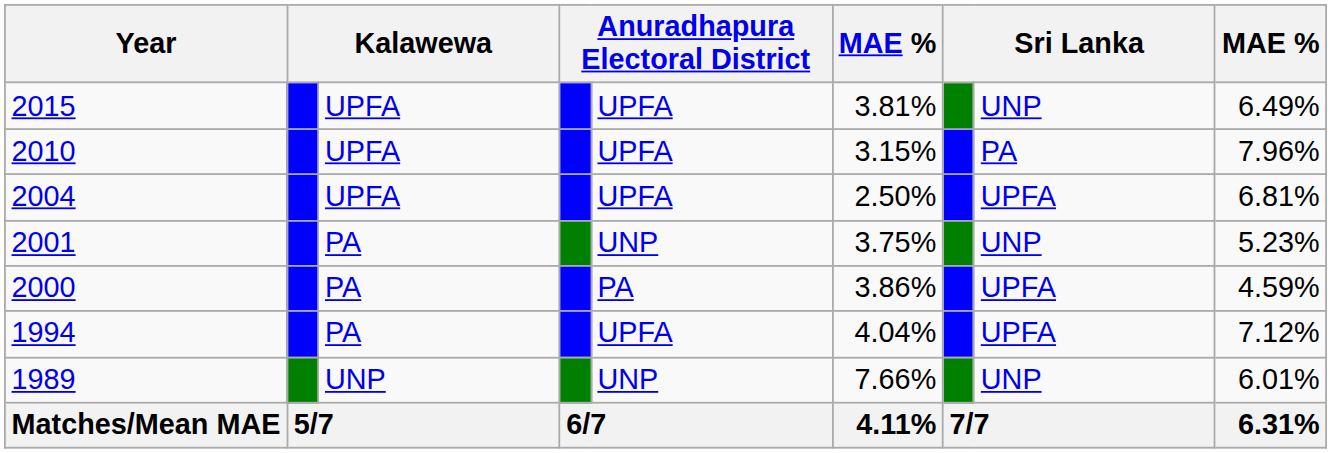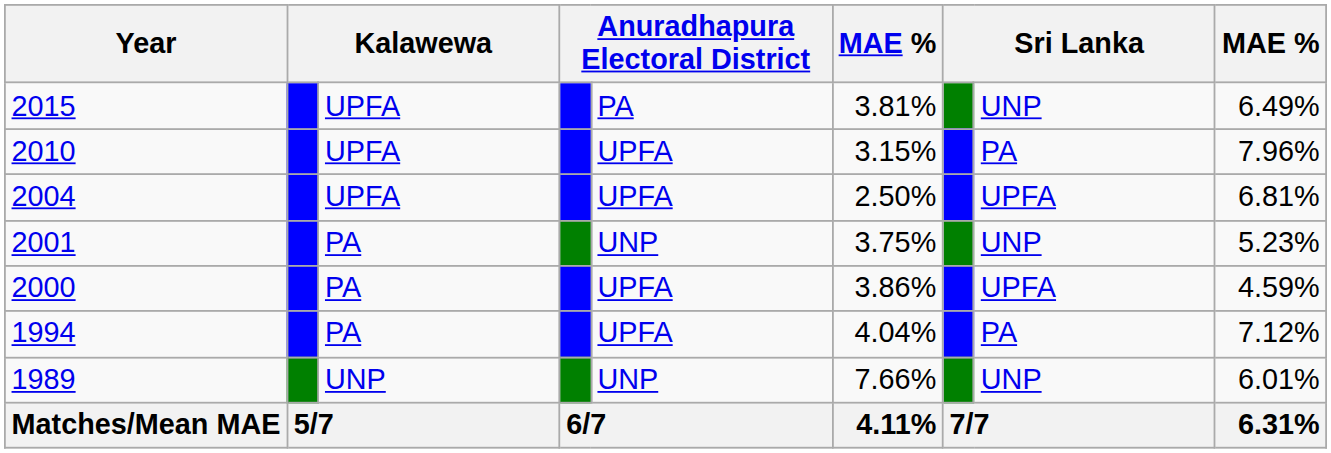(635, 105) UPFA -> (616, 105) PA
(616, 288) PA -> (635, 288) UPFA
(1018, 333) UPFA -> (999, 333) PA
